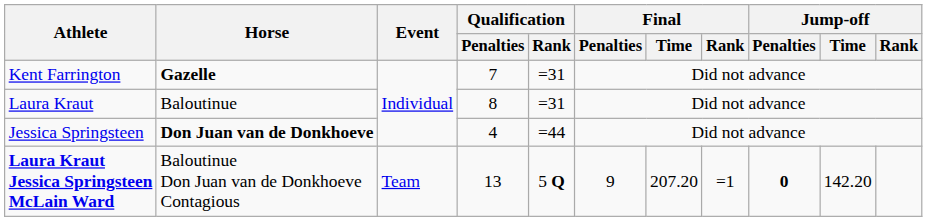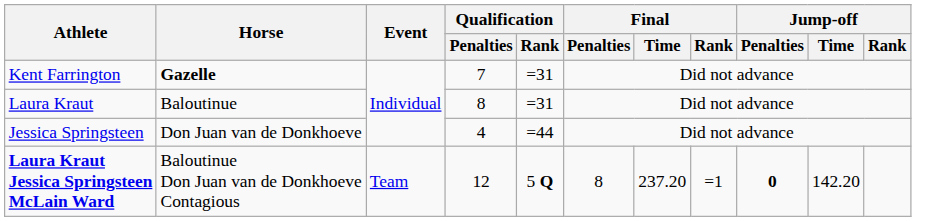(267, 132) bold -> (261, 132) normal
(493, 181) 13 -> (481, 181) 12
(610, 181) 9 -> (599, 181) 8
(674, 181) 207.20 -> (662, 181) 237.20
